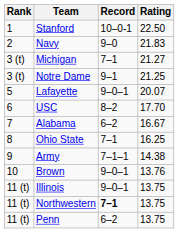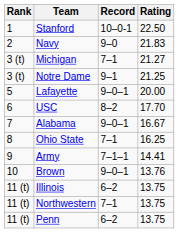(153, 92) 20.07 -> (153, 92) 20.00
(109, 124) 6–2 -> (115, 124) 9–0–1
(153, 156) 14.38 -> (153, 156) 14.41
(115, 188) 9–0–1 -> (109, 188) 6–2
(109, 204) bold -> (109, 204) normal
